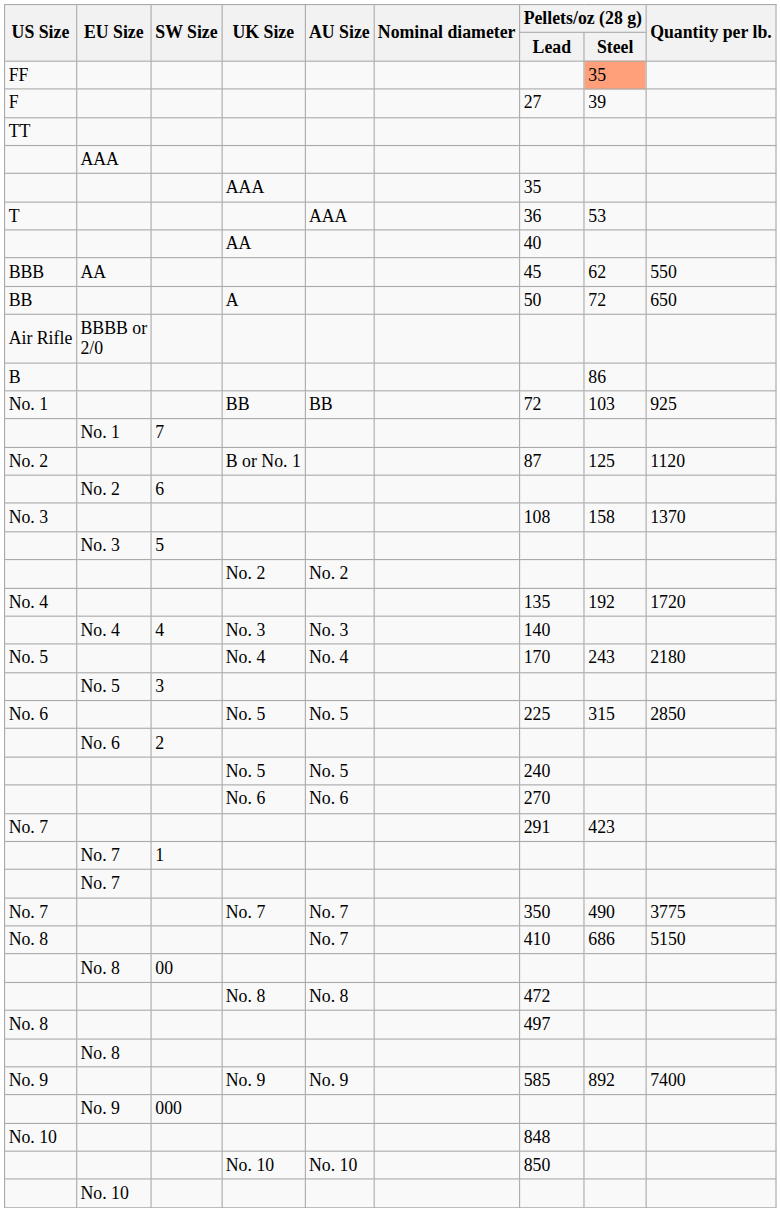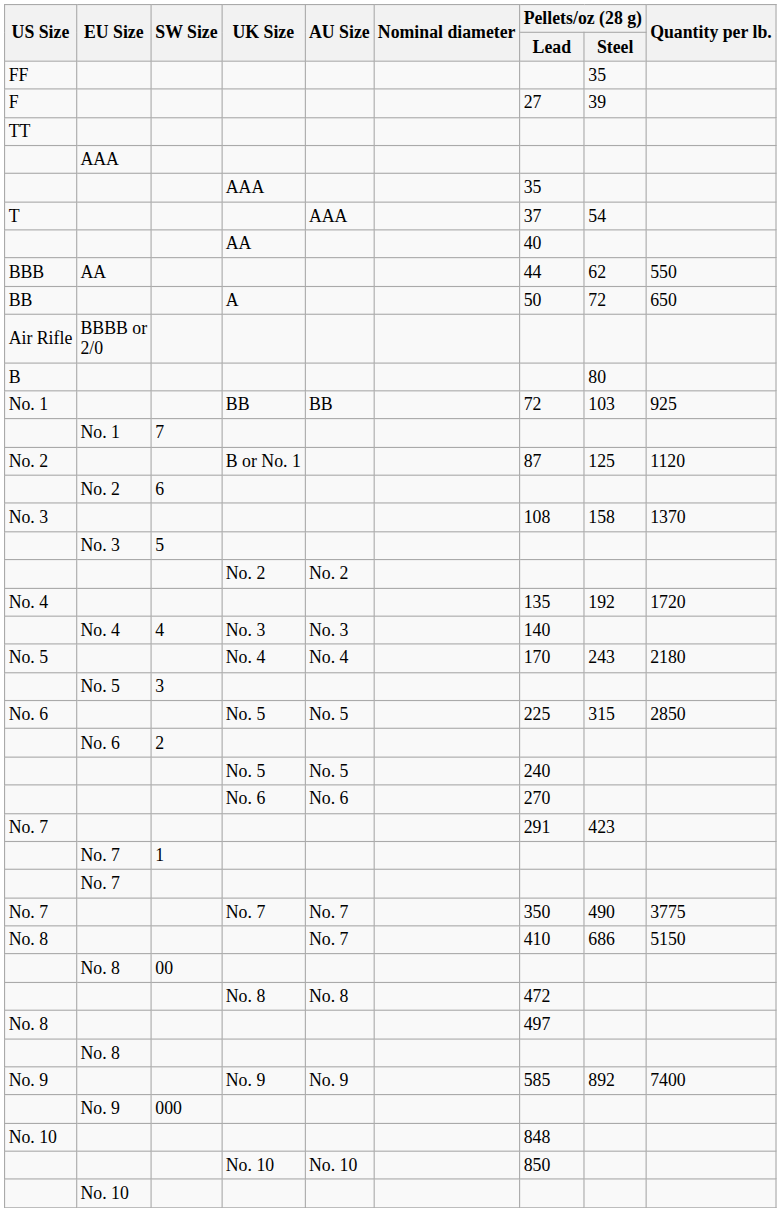(597, 74) lightsalmon background -> (597, 74) no background
(533, 215) 36 -> (533, 215) 37
(597, 215) 53 -> (597, 215) 54
(533, 272) 45 -> (533, 272) 44
(597, 376) 86 -> (597, 376) 80
